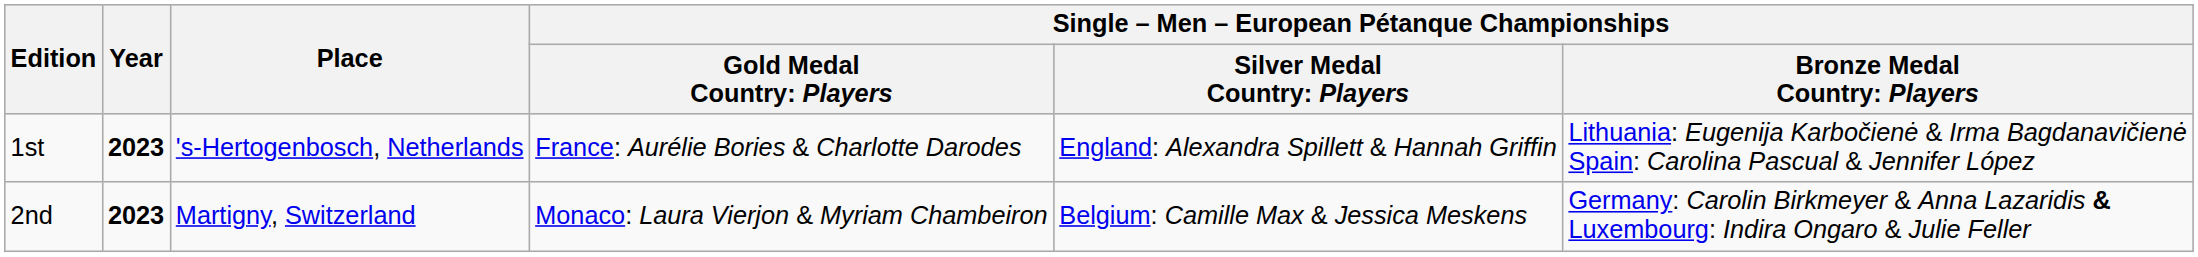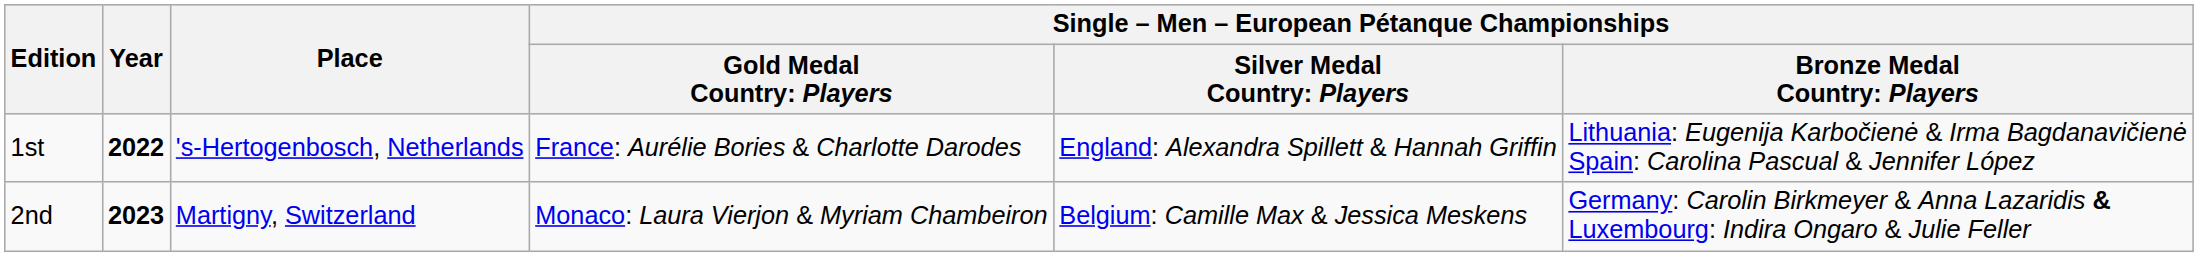(136, 147) 2023 -> (136, 147) 2022
